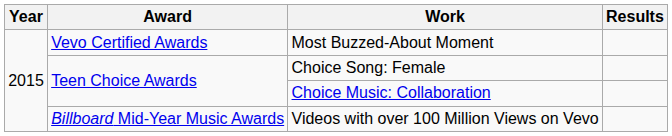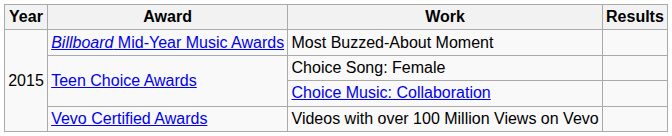(129, 42) Vevo Certified Awards -> (168, 42) Billboard Mid-Year Music Awards
(168, 118) Billboard Mid-Year Music Awards -> (129, 118) Vevo Certified Awards
